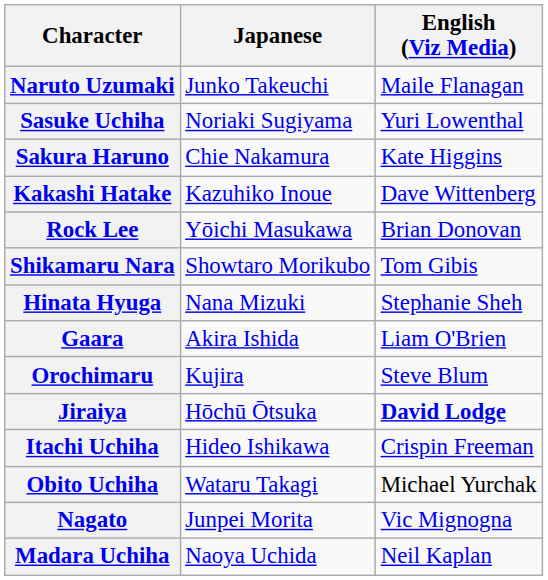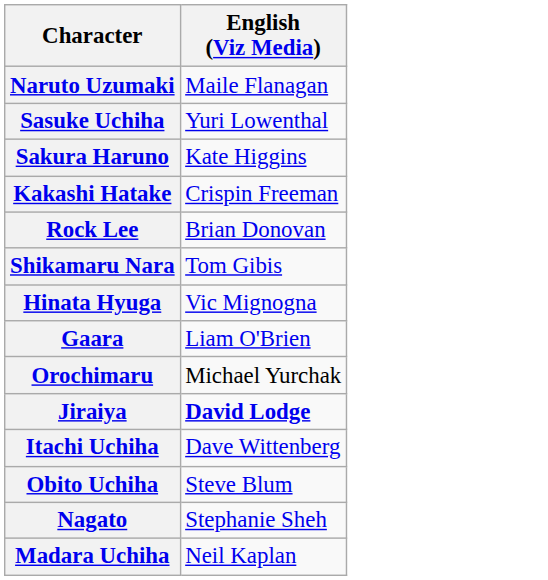- column: (278, 35)
(458, 193) Dave Wittenberg -> (262, 193) Crispin Freeman
(452, 302) Stephanie Sheh -> (251, 302) Vic Mignogna
(434, 374) Steve Blum -> (263, 374) Michael Yurchak
(457, 447) Crispin Freeman -> (263, 447) Dave Wittenberg
(459, 483) Michael Yurchak -> (239, 483) Steve Blum
(446, 520) Vic Mignogna -> (256, 520) Stephanie Sheh
